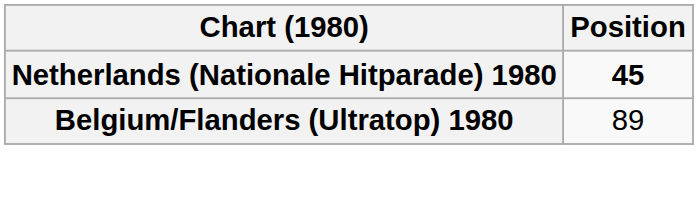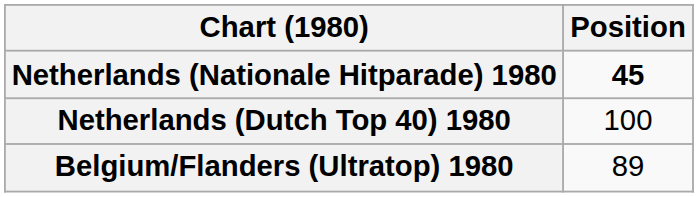+ row: (284, 120)
